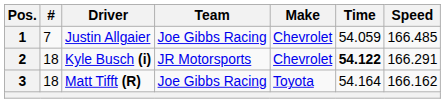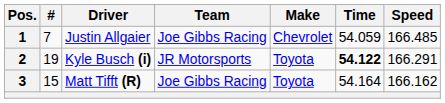(51, 59) 18 -> (51, 59) 19
(303, 59) Chevrolet -> (293, 59) Toyota
(51, 81) 18 -> (51, 81) 15
